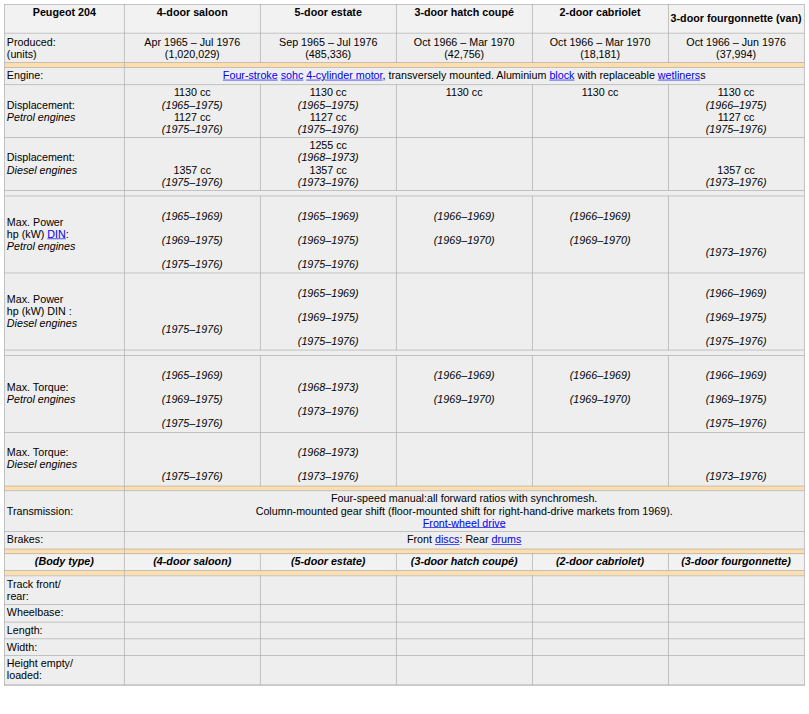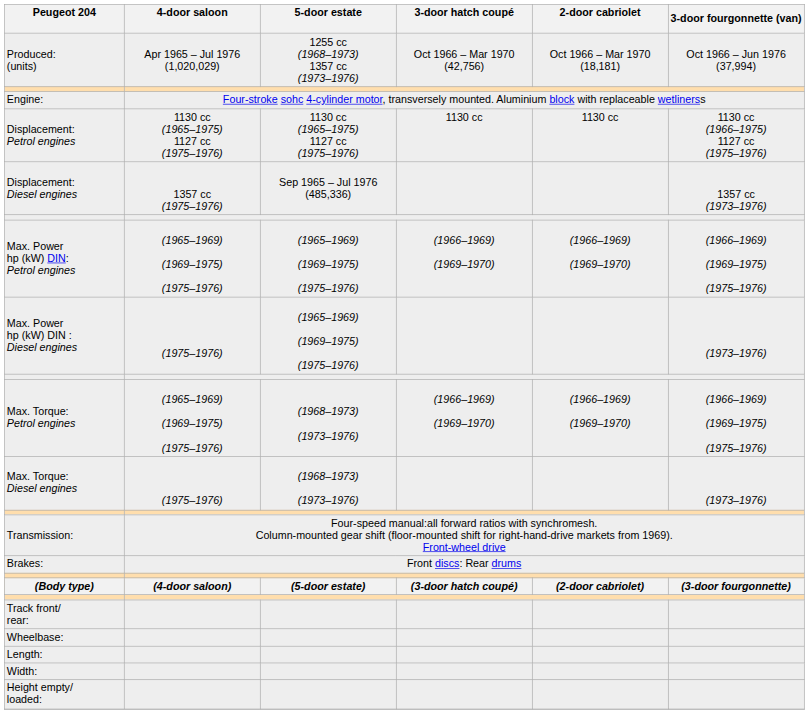(328, 48) Sep 1965 – Jul 1976 (485,336) -> (328, 60) 1255 cc (1968–1973) 1357 cc (1973–1976)
(328, 164) 1255 cc (1968–1973) 1357 cc (1973–1976) -> (328, 188) Sep 1965 – Jul 1976 (485,336)
(736, 252) (1973–1976) -> (736, 264) (1966–1969) (1969–1975) (1975–1976)
(736, 317) (1966–1969) (1969–1975) (1975–1976) -> (736, 354) (1973–1976)
